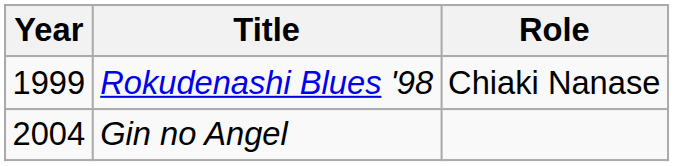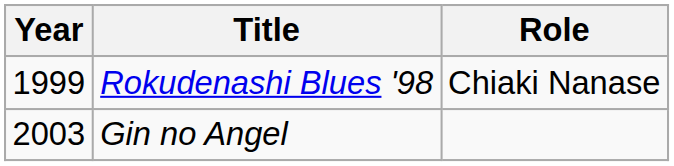(49, 133) 2004 -> (49, 133) 2003
